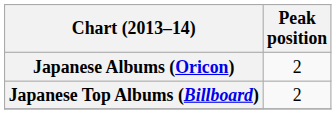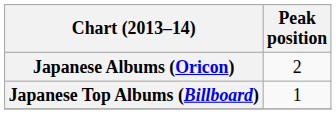(297, 94) 2 -> (297, 94) 1
